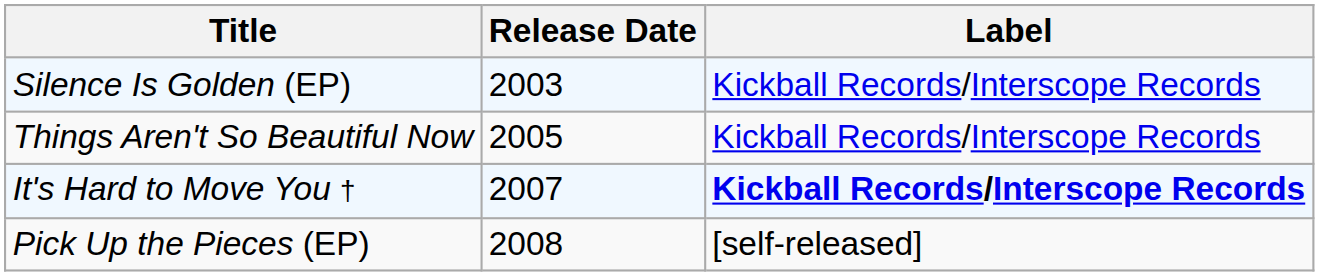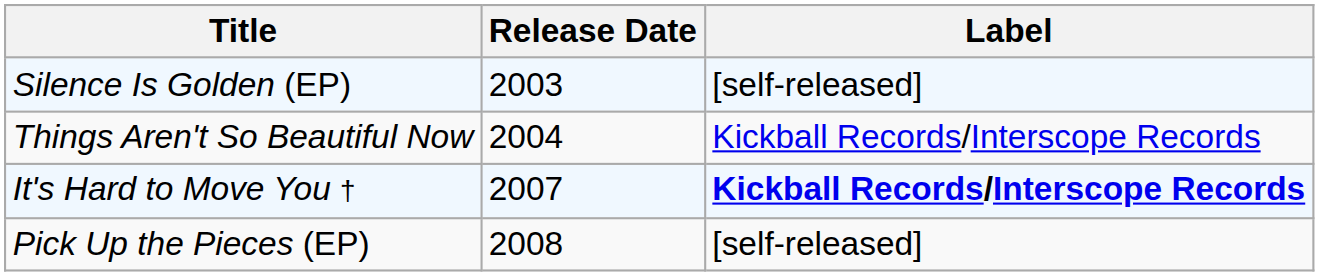(986, 84) Kickball Records/Interscope Records -> (817, 84) [self-released]
(526, 137) 2005 -> (526, 137) 2004
